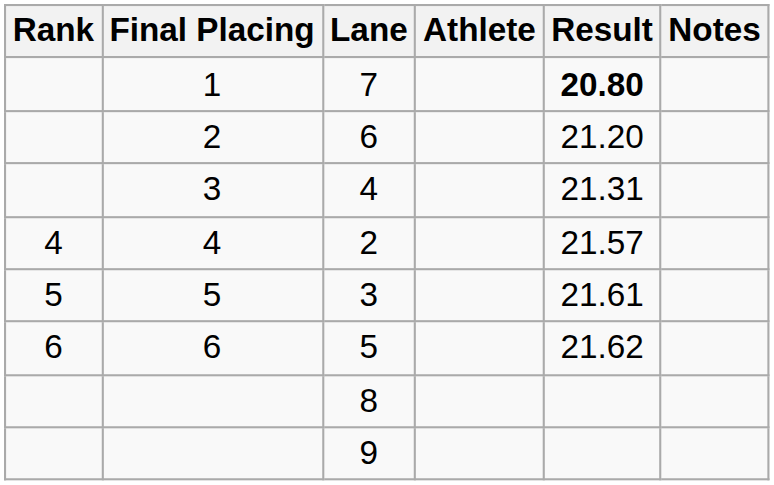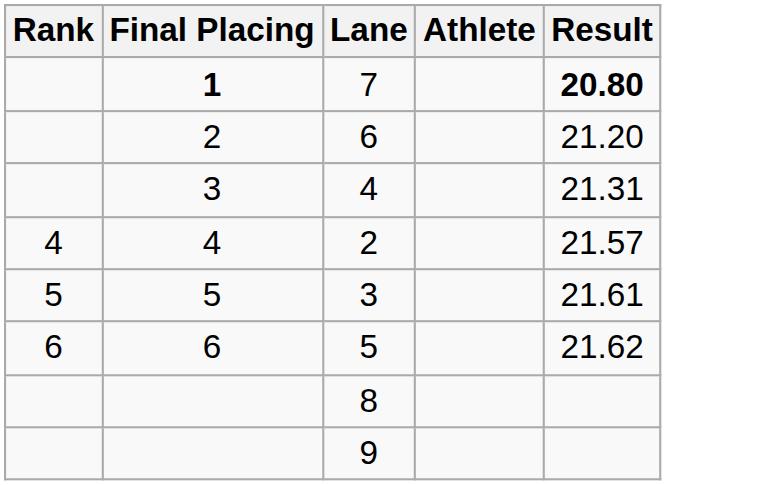- column: (714, 30)
(212, 83) normal -> (212, 83) bold
